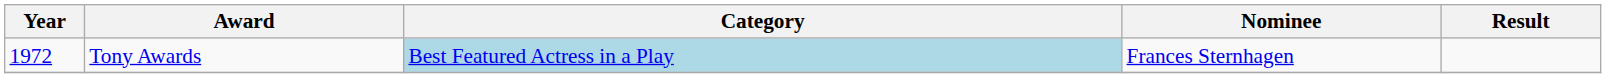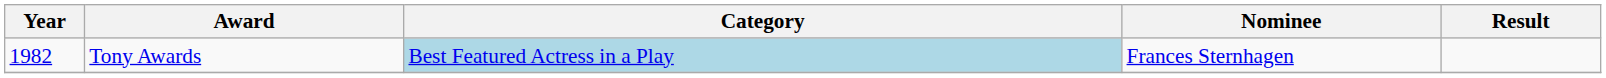(31, 55) 1972 -> (31, 55) 1982
